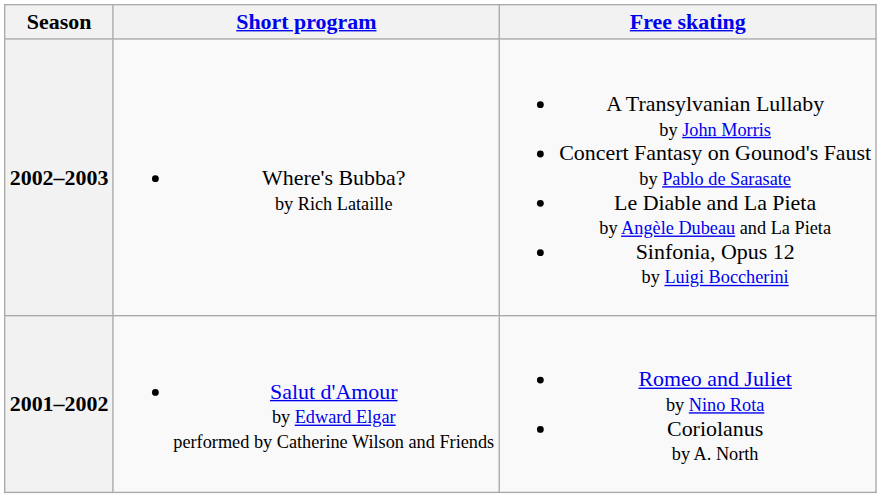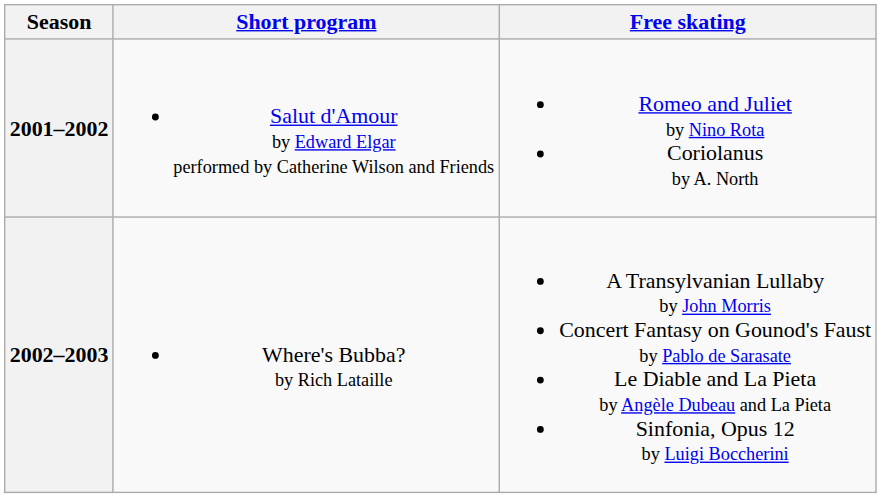rows swapped: (59, 177) <-> (59, 403)
